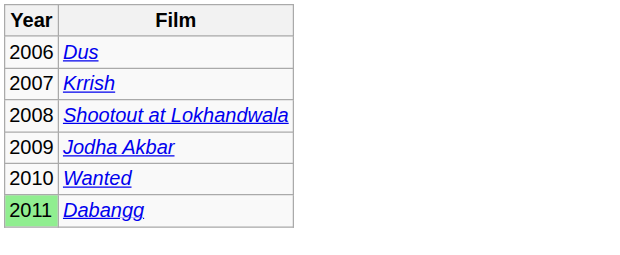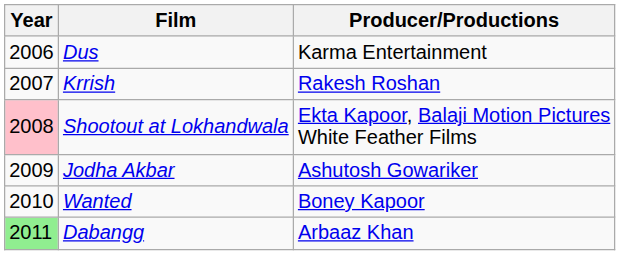+ column: (454, 20)
(31, 115) no background -> (31, 126) pink background
